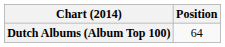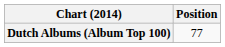(197, 33) 64 -> (197, 33) 77
